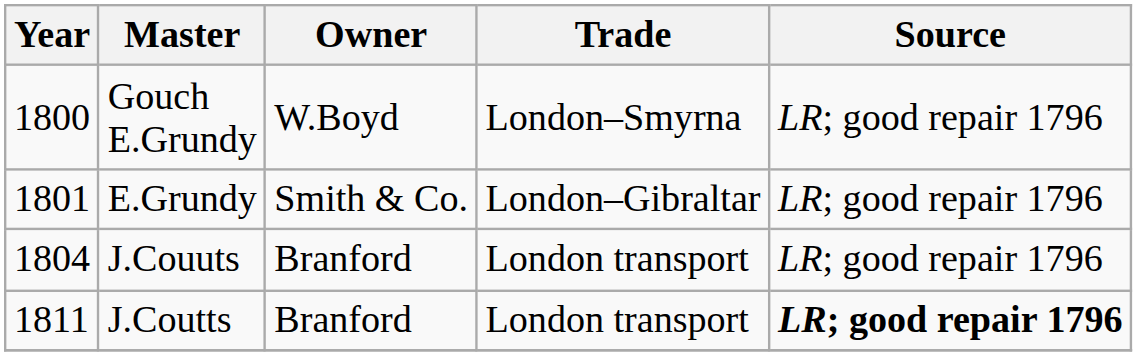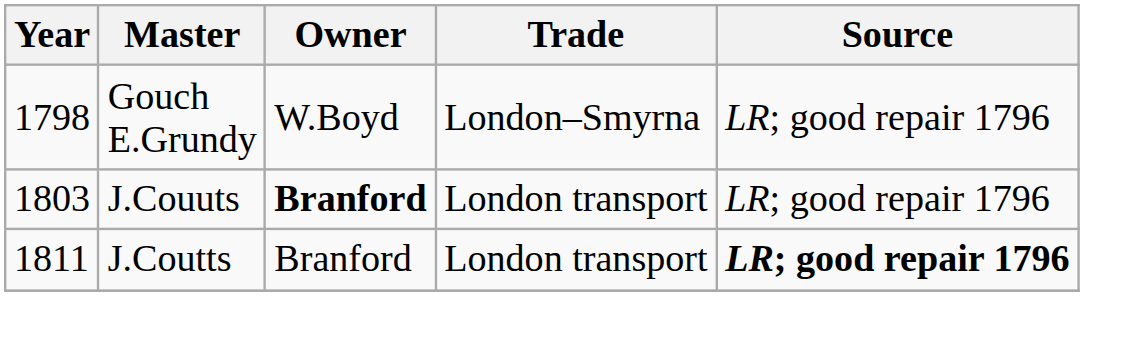(52, 116) 1800 -> (52, 116) 1798
- row: (182, 198)
(52, 258) 1804 -> (52, 198) 1803
(343, 258) normal -> (351, 198) bold
